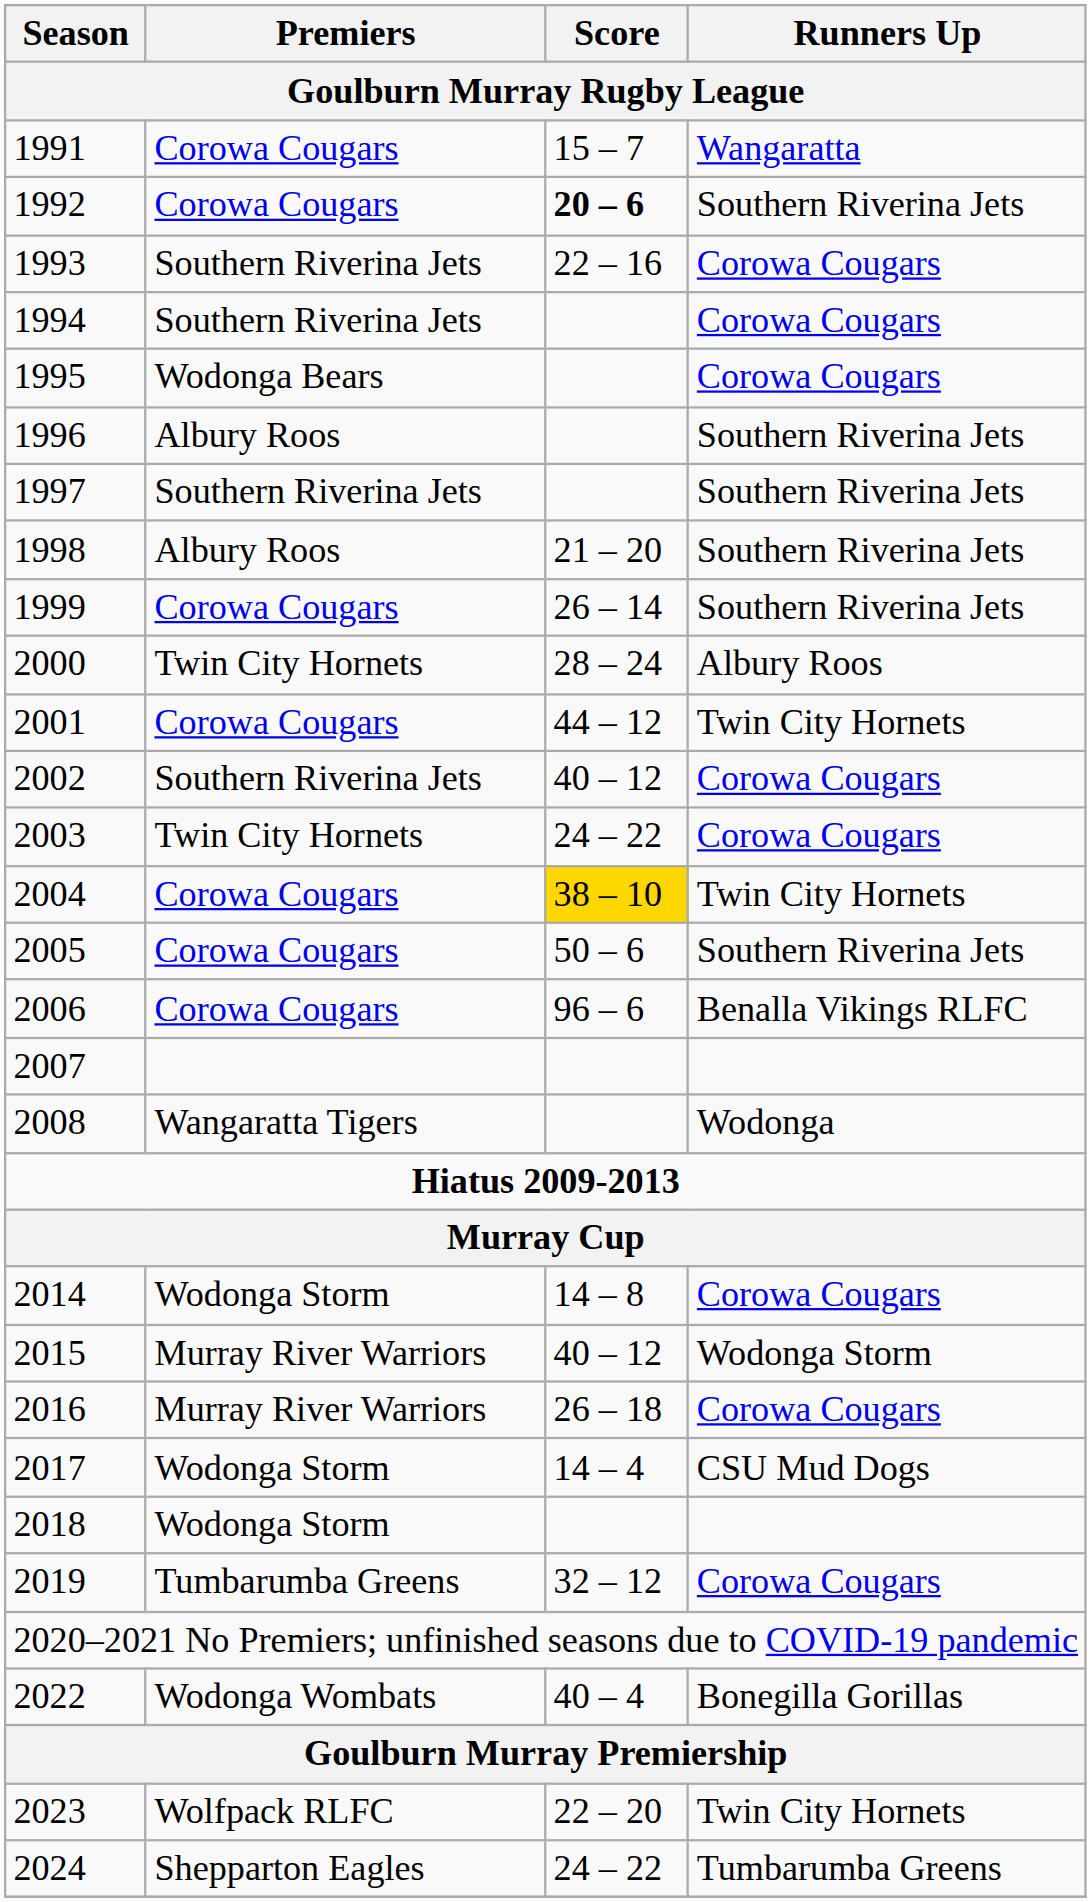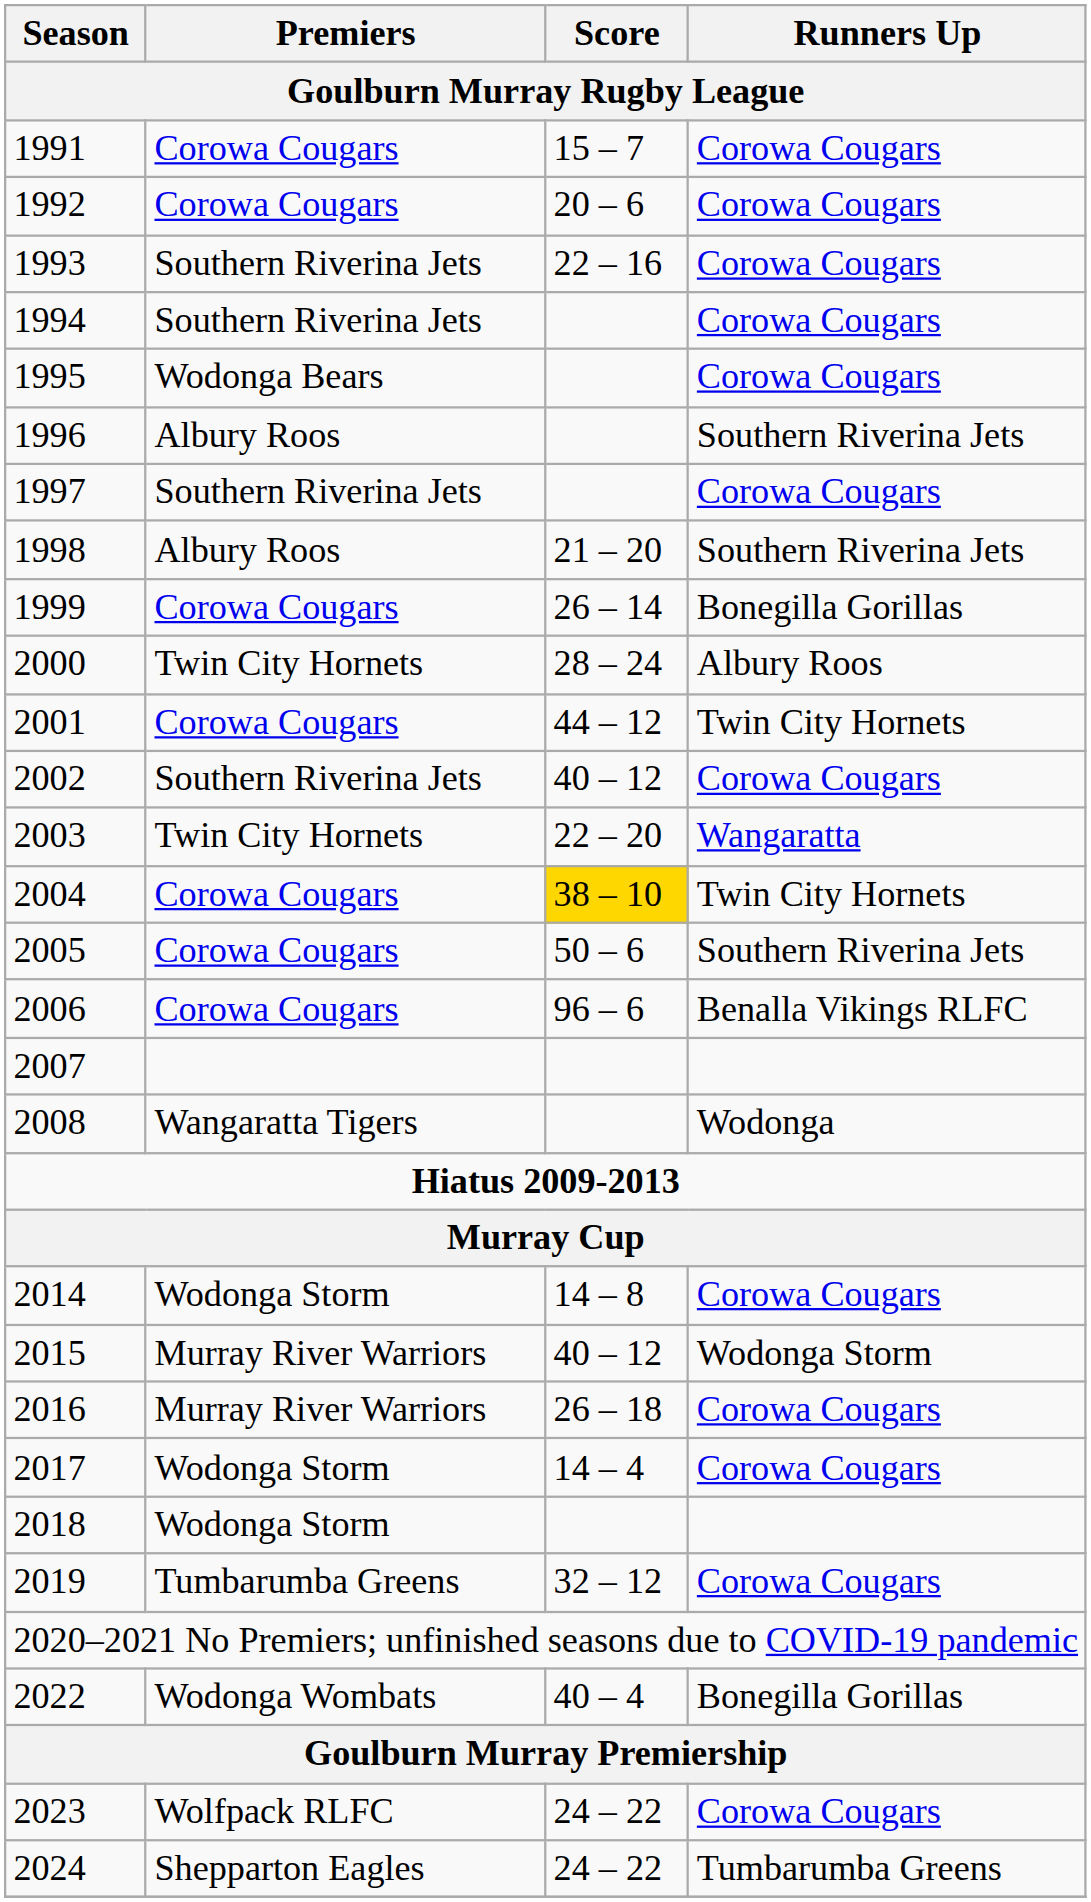(779, 147) Wangaratta -> (819, 147) Corowa Cougars
(599, 205) bold -> (599, 205) normal
(861, 205) Southern Riverina Jets -> (819, 205) Corowa Cougars
(861, 491) Southern Riverina Jets -> (819, 491) Corowa Cougars
(861, 606) Southern Riverina Jets -> (830, 606) Bonegilla Gorillas
(608, 836) 24 – 22 -> (608, 836) 22 – 20
(819, 836) Corowa Cougars -> (779, 836) Wangaratta
(813, 1466) CSU Mud Dogs -> (819, 1466) Corowa Cougars
(608, 1810) 22 – 20 -> (608, 1810) 24 – 22
(831, 1810) Twin City Hornets -> (819, 1810) Corowa Cougars
